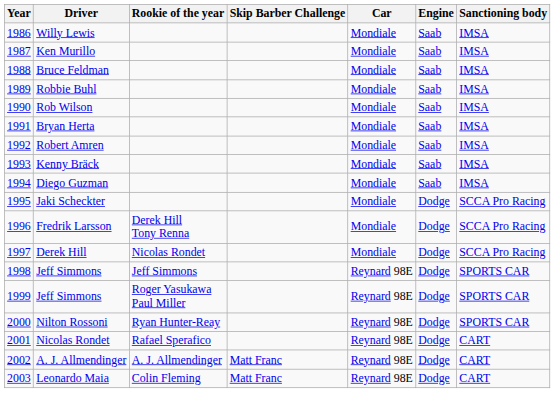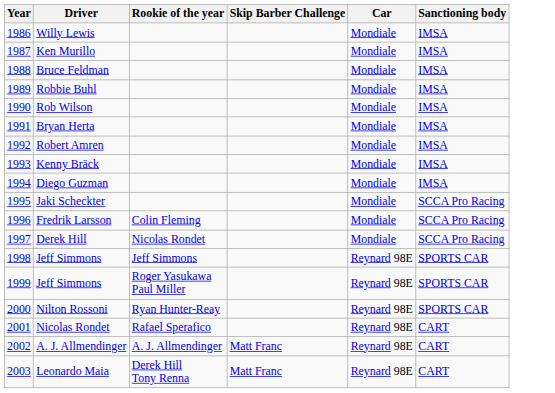- column: (436, 13)
(160, 227) Derek Hill Tony Renna -> (166, 220) Colin Fleming
(166, 378) Colin Fleming -> (160, 371) Derek Hill Tony Renna
